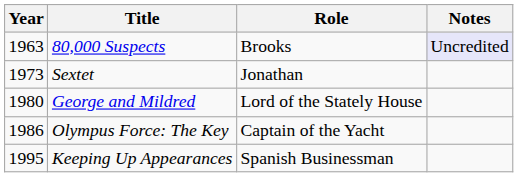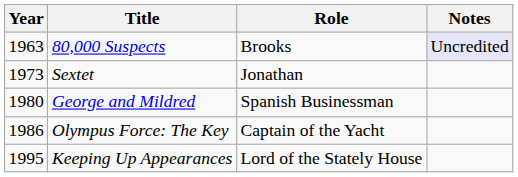(331, 102) Lord of the Stately House -> (317, 102) Spanish Businessman
(317, 158) Spanish Businessman -> (331, 158) Lord of the Stately House
